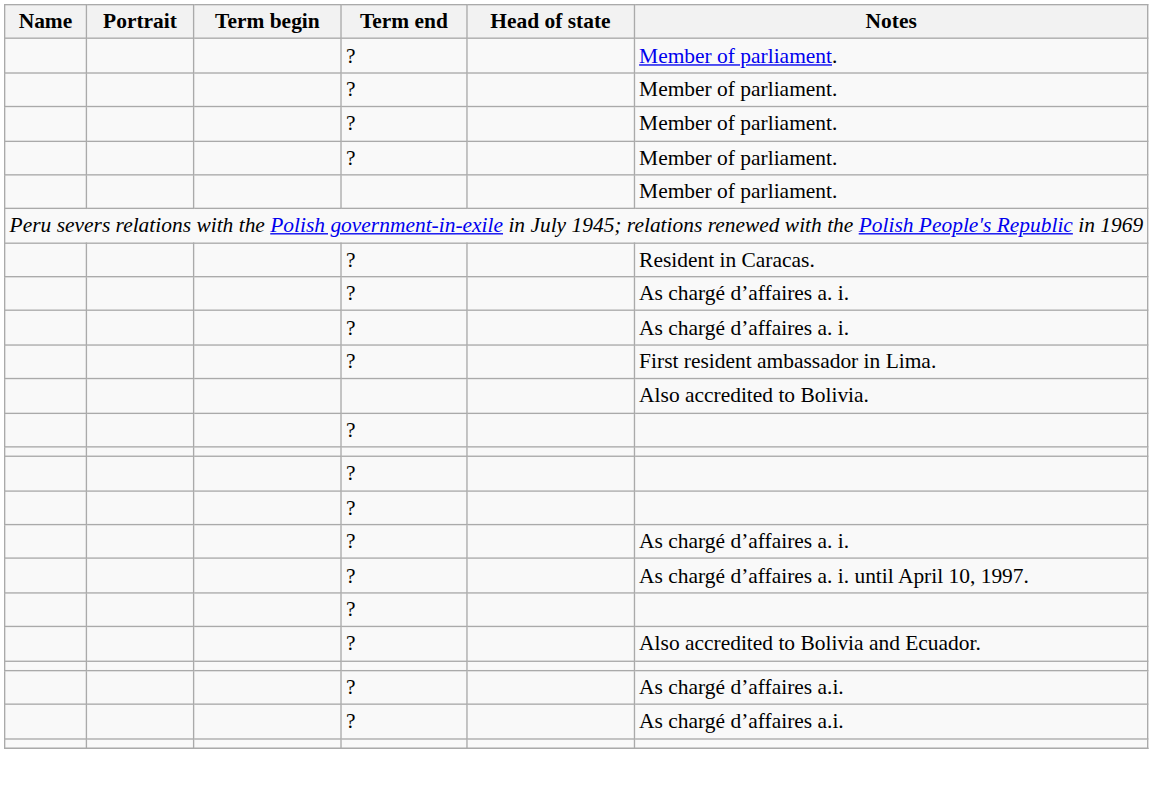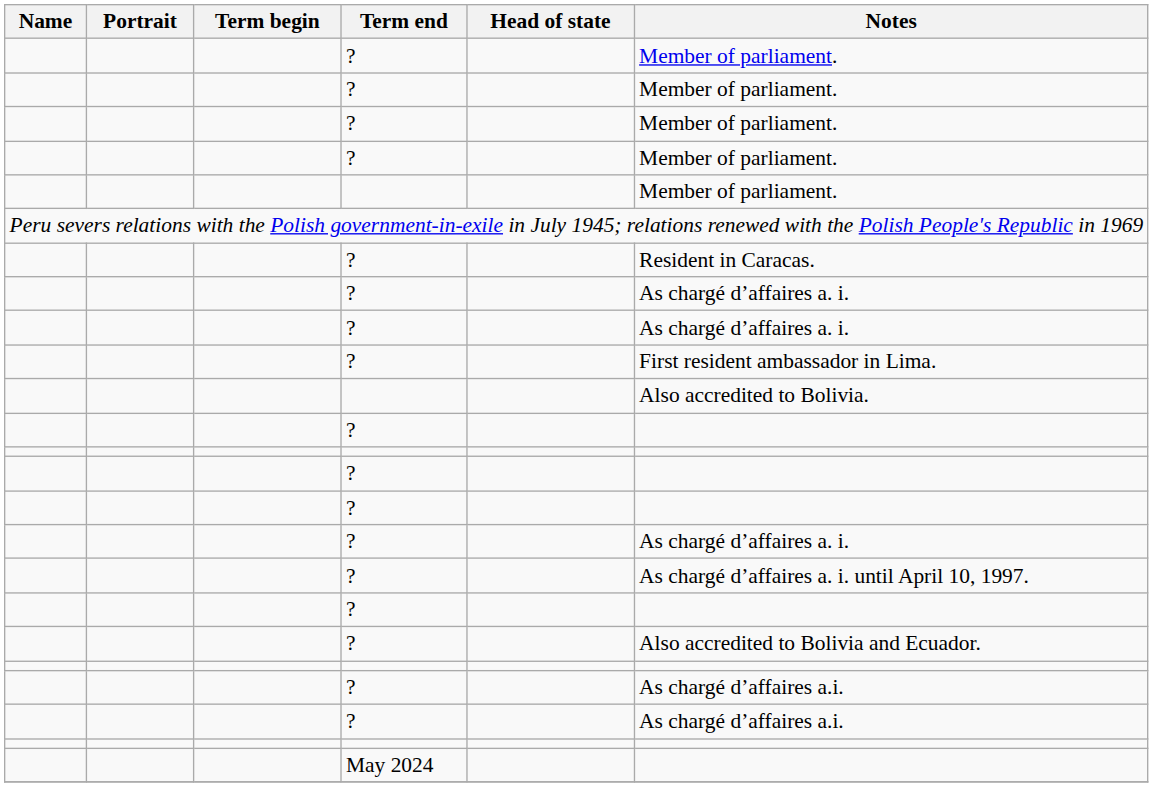+ row: (45, 765)
